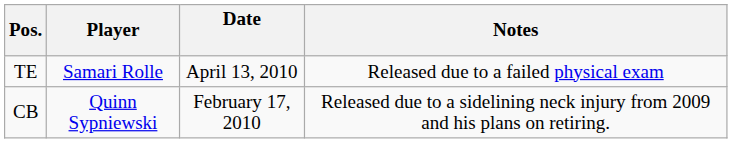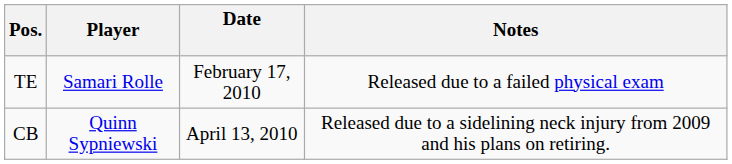(242, 71) April 13, 2010 -> (242, 81) February 17, 2010
(242, 112) February 17, 2010 -> (242, 133) April 13, 2010
